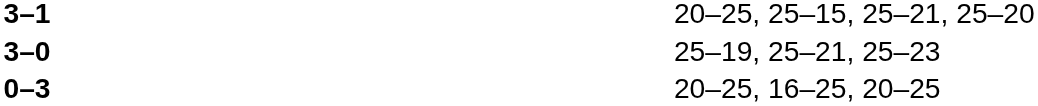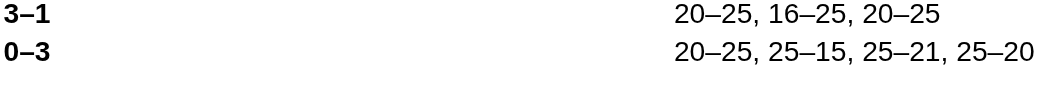(854, 13) 20–25, 25–15, 25–21, 25–20 -> (807, 13) 20–25, 16–25, 20–25
- row: (27, 51)
(807, 88) 20–25, 16–25, 20–25 -> (854, 51) 20–25, 25–15, 25–21, 25–20
